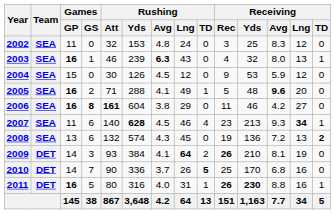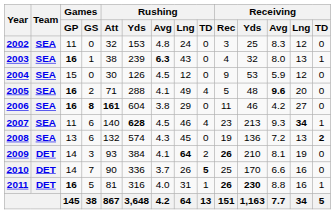(111, 59) 46 -> (111, 59) 38
(206, 91) 1 -> (206, 91) 4
(278, 169) 6.8 -> (278, 169) 6.6
(111, 185) 80 -> (111, 185) 81
